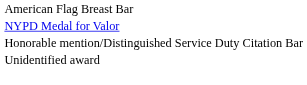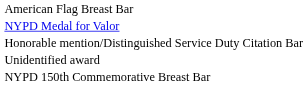+ row: (107, 77)
